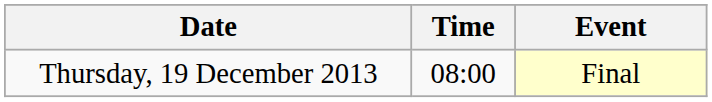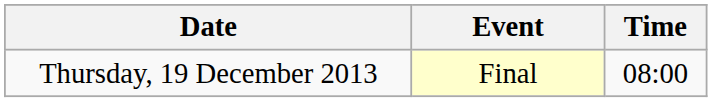columns swapped: (463, 27) <-> (611, 27)
